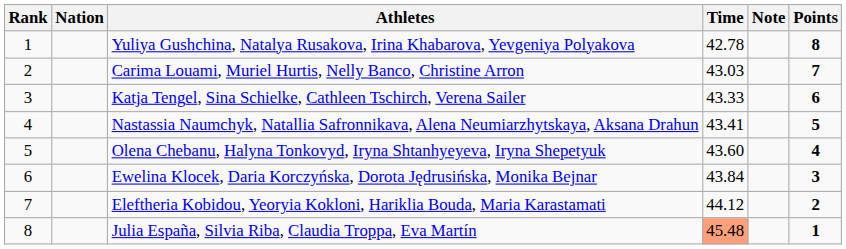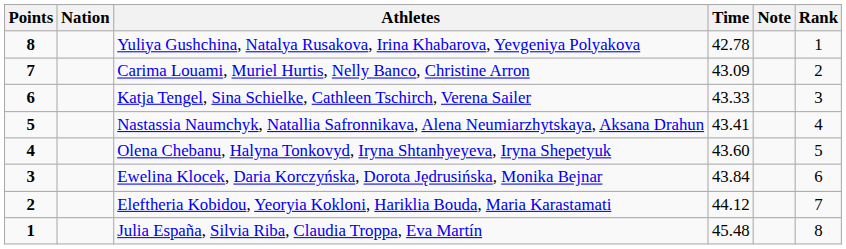columns swapped: (28, 17) <-> (816, 17)
(725, 71) 43.03 -> (731, 71) 43.09
(725, 230) lightsalmon background -> (731, 230) no background
